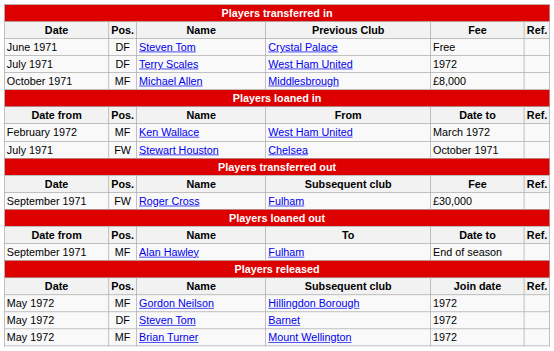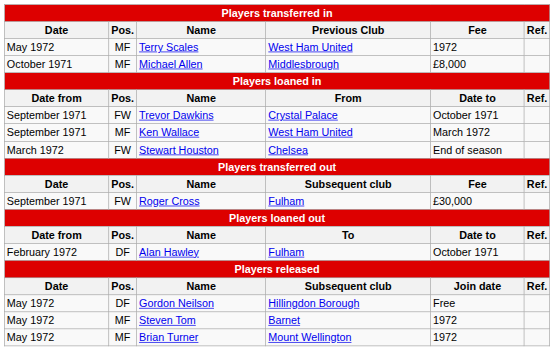- row: (167, 47)
(30, 64) July 1971 -> (31, 47) May 1972
(123, 64) DF -> (123, 47) MF
+ row: (176, 116)
(42, 133) February 1972 -> (47, 133) September 1971
(30, 150) July 1971 -> (35, 150) March 1972
(466, 150) October 1971 -> (468, 150) End of season
(47, 252) September 1971 -> (42, 252) February 1972
(123, 252) MF -> (123, 252) DF
(468, 252) End of season -> (466, 252) October 1971
(123, 304) MF -> (123, 304) DF
(445, 304) 1972 -> (444, 304) Free
(123, 321) DF -> (123, 321) MF
